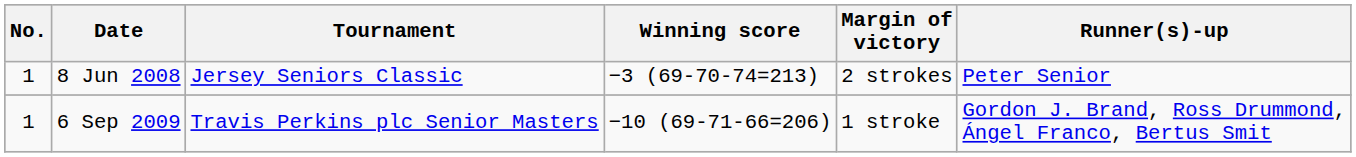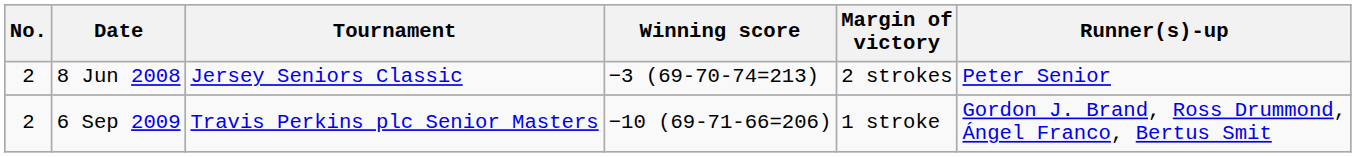(28, 79) 1 -> (28, 79) 2
(28, 123) 1 -> (28, 123) 2
